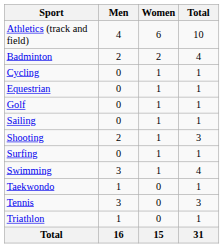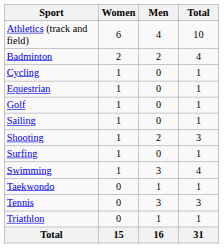columns swapped: (119, 12) <-> (159, 12)
